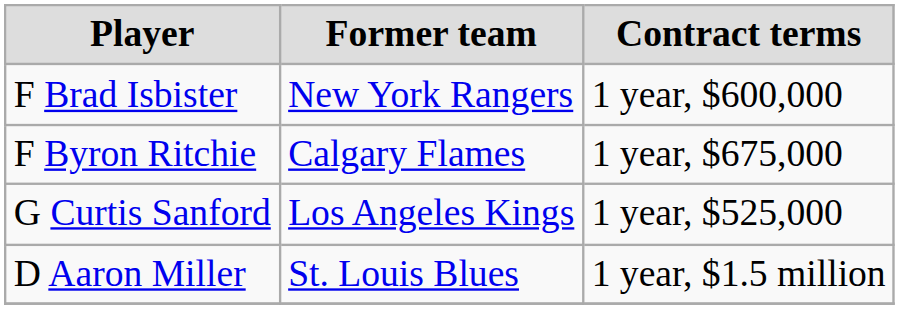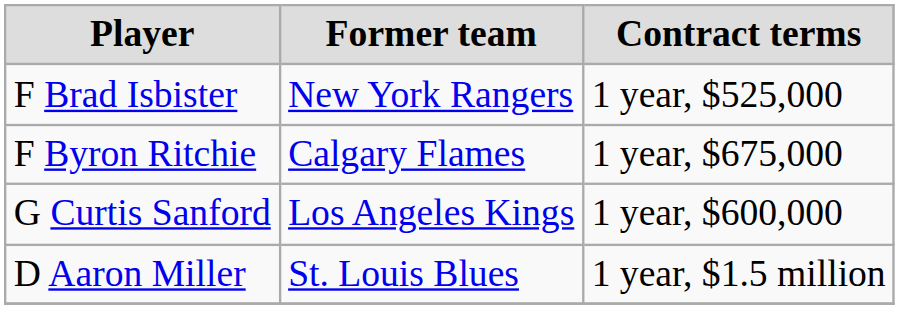(717, 93) 1 year, $600,000 -> (717, 93) 1 year, $525,000
(717, 213) 1 year, $525,000 -> (717, 213) 1 year, $600,000
